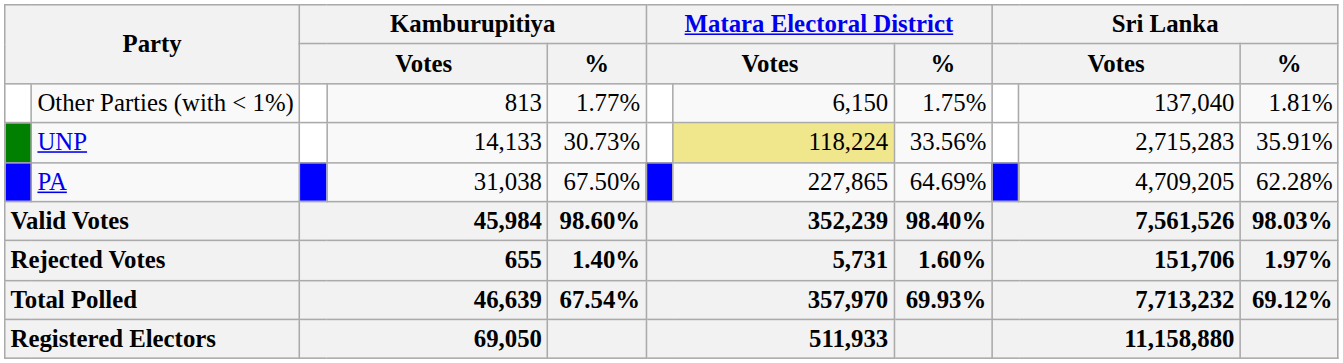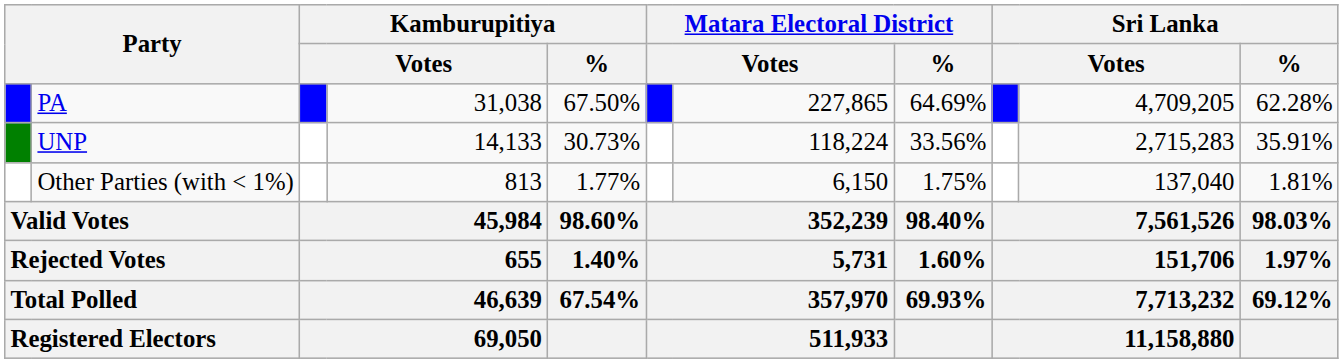rows swapped: (52, 181) <-> (166, 102)
(848, 142) khaki background -> (848, 142) no background
